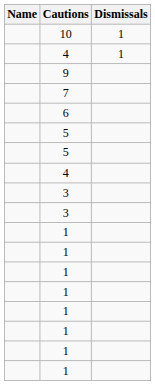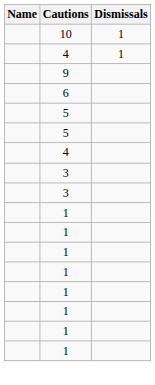- row: (66, 93)
